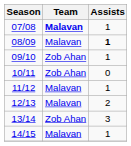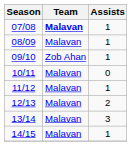(108, 42) bold -> (108, 42) normal
(66, 73) Zob Ahan -> (63, 73) Malavan
(66, 118) Zob Ahan -> (63, 118) Malavan
